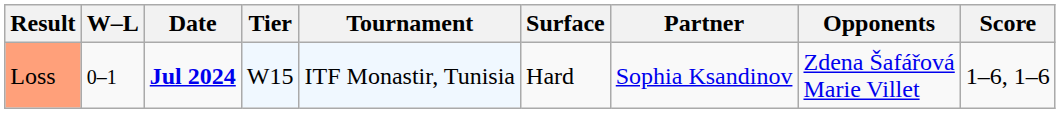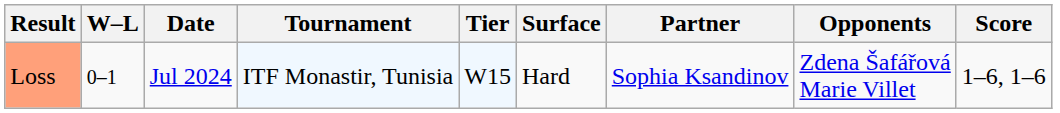columns swapped: (410, 23) <-> (270, 23)
(193, 75) bold -> (191, 75) normal
